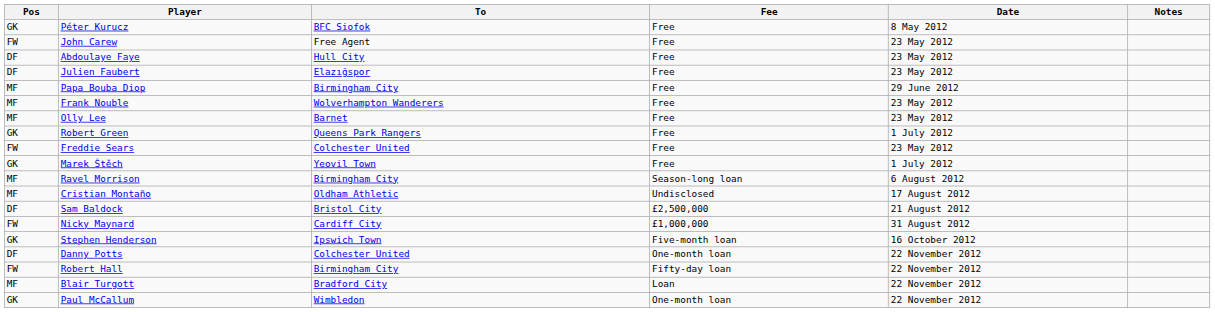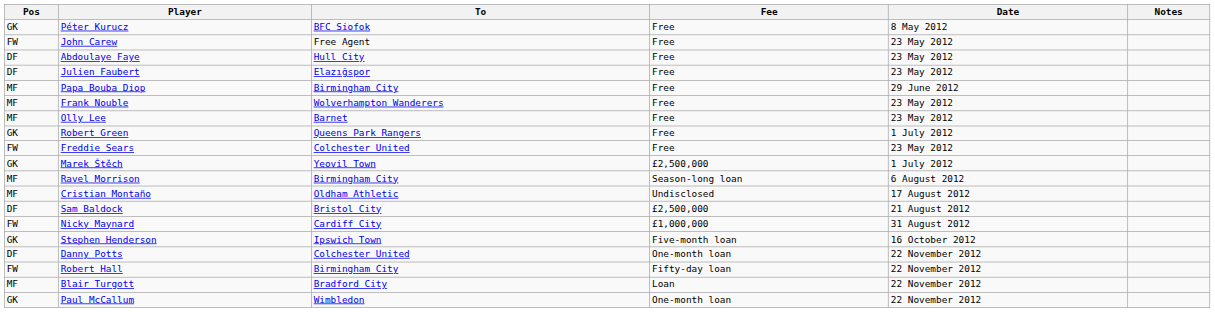(663, 164) Free -> (680, 164) £2,500,000
